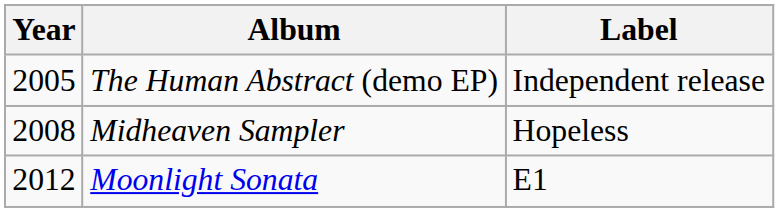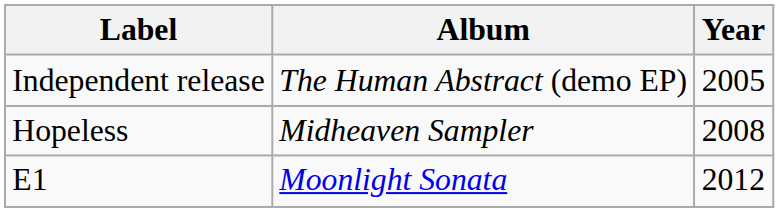columns swapped: (44, 29) <-> (639, 29)
